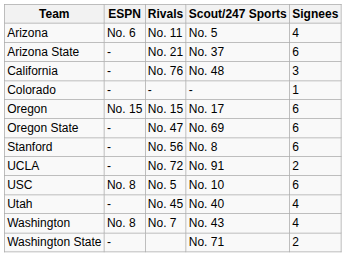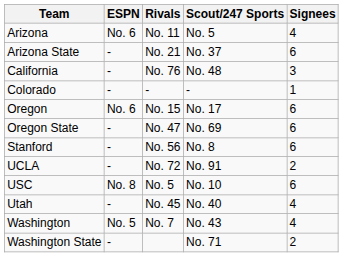(125, 109) No. 15 -> (121, 109) No. 6
(121, 223) No. 8 -> (121, 223) No. 5
